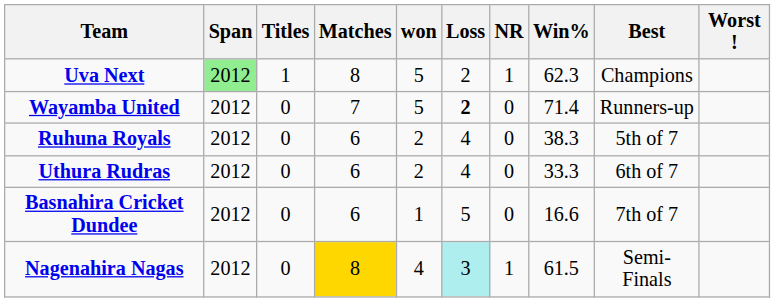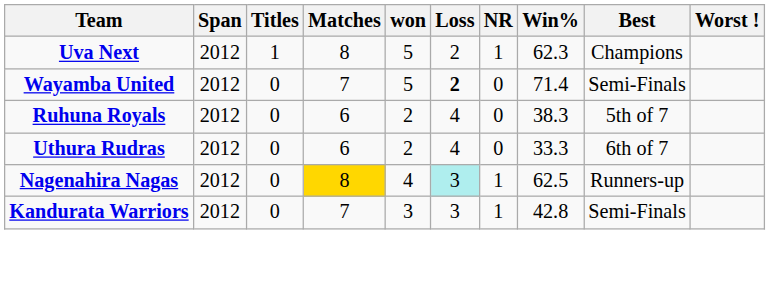(231, 75) lightgreen background -> (220, 52) no background
(647, 107) Runners-up -> (637, 84) Semi-Finals
- row: (104, 214)
(561, 269) 61.5 -> (551, 180) 62.5
(647, 269) Semi-Finals -> (637, 180) Runners-up
+ row: (99, 212)
